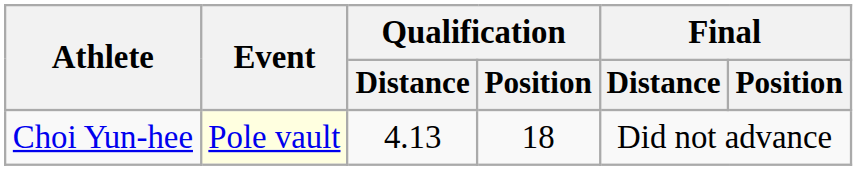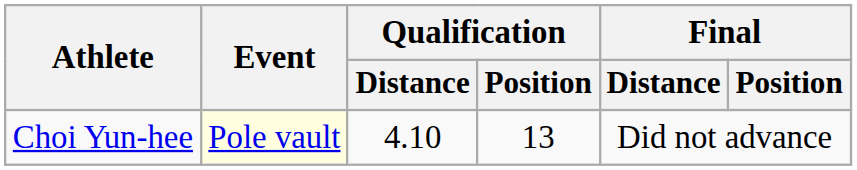(413, 137) 4.13 -> (413, 137) 4.10
(538, 137) 18 -> (538, 137) 13
